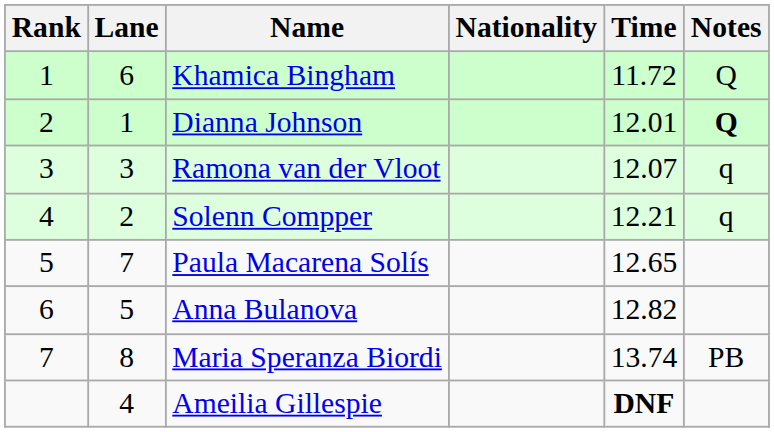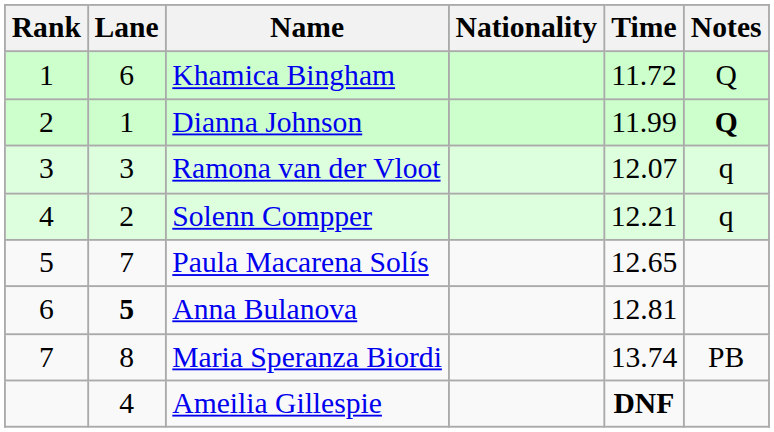(644, 121) 12.01 -> (644, 121) 11.99
(127, 309) normal -> (127, 309) bold
(644, 309) 12.82 -> (644, 309) 12.81
